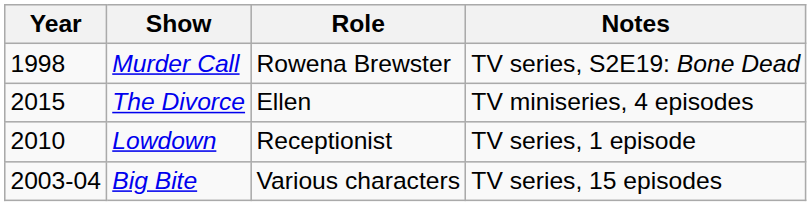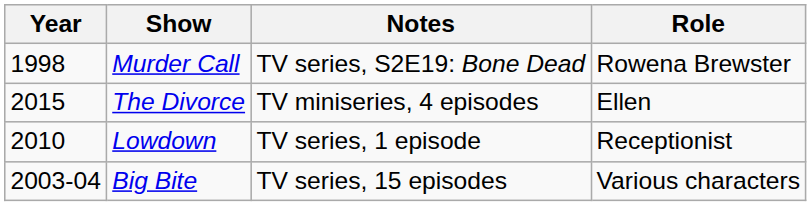columns swapped: (358, 24) <-> (636, 24)
